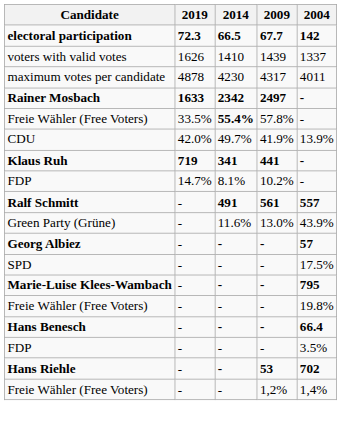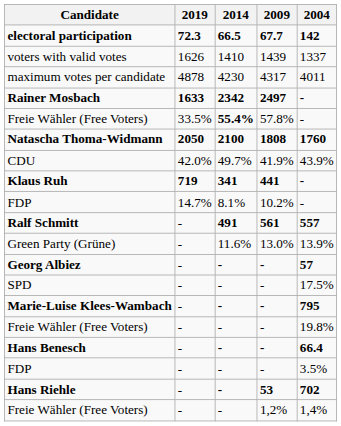+ row: (85, 139)
(317, 139) 13.9% -> (317, 160) 43.9%
(317, 222) 43.9% -> (317, 243) 13.9%
